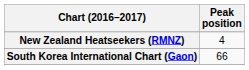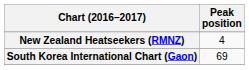(222, 56) 66 -> (222, 56) 69
